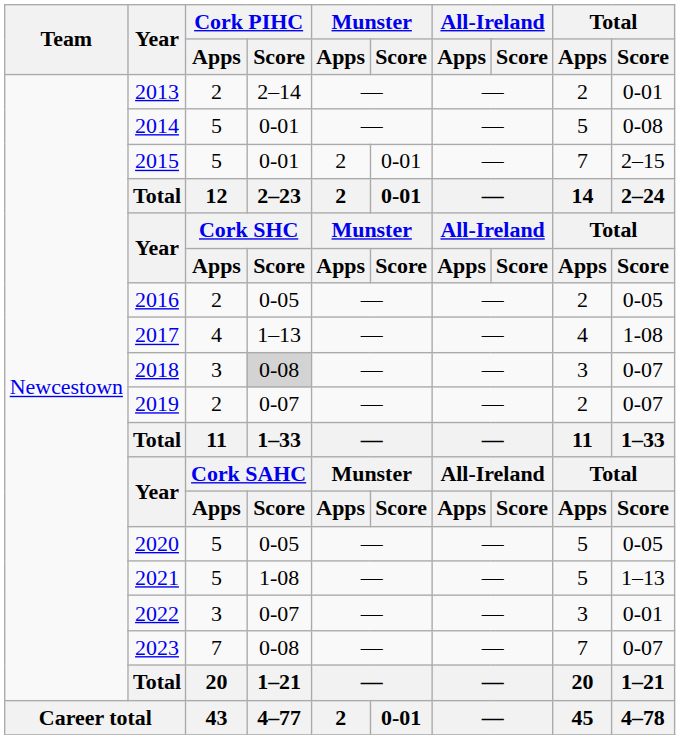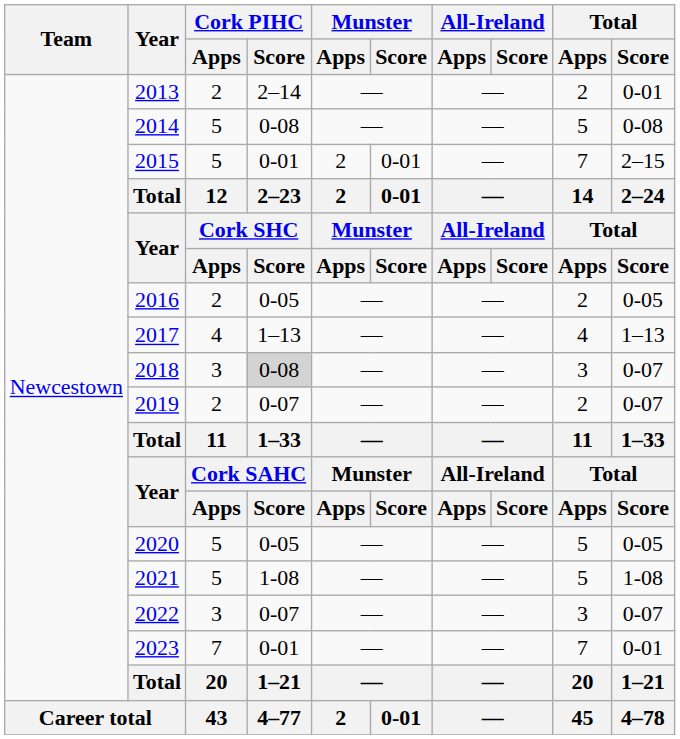(279, 126) 0-01 -> (279, 126) 0-08
(643, 334) 1-08 -> (643, 334) 1–13
(643, 578) 1–13 -> (643, 578) 1-08
(643, 612) 0-01 -> (643, 612) 0-07
(279, 647) 0-08 -> (279, 647) 0-01
(643, 647) 0-07 -> (643, 647) 0-01
